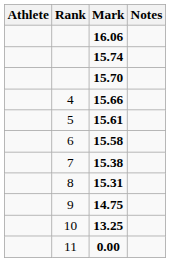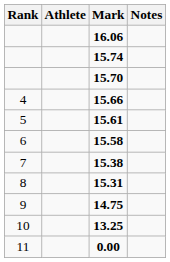columns swapped: (70, 15) <-> (28, 15)
